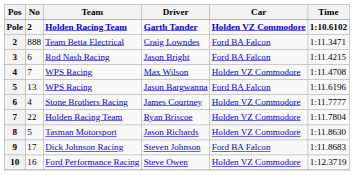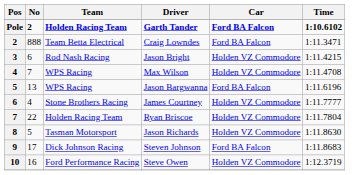(259, 27) Holden VZ Commodore -> (243, 27) Ford BA Falcon
(241, 57) Ford BA Falcon -> (256, 57) Holden VZ Commodore
